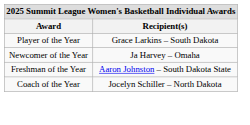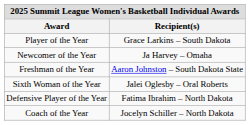+ row: (57, 84)
+ row: (57, 99)
